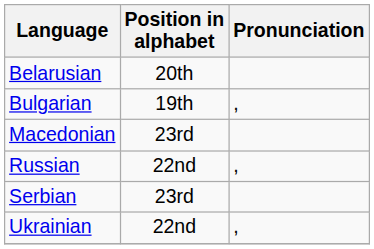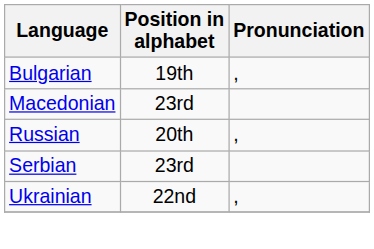- row: (55, 72)
(174, 165) 22nd -> (174, 134) 20th
